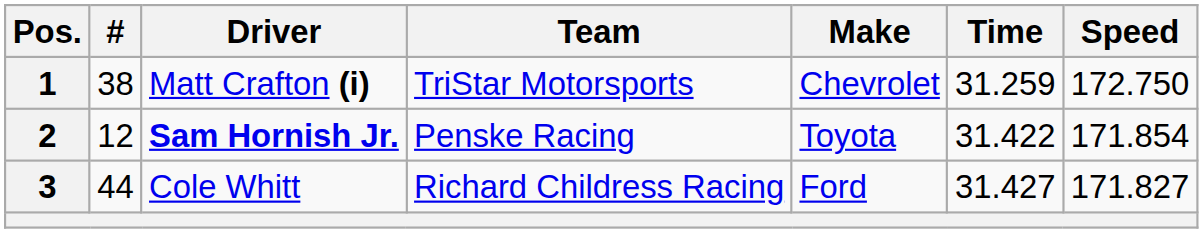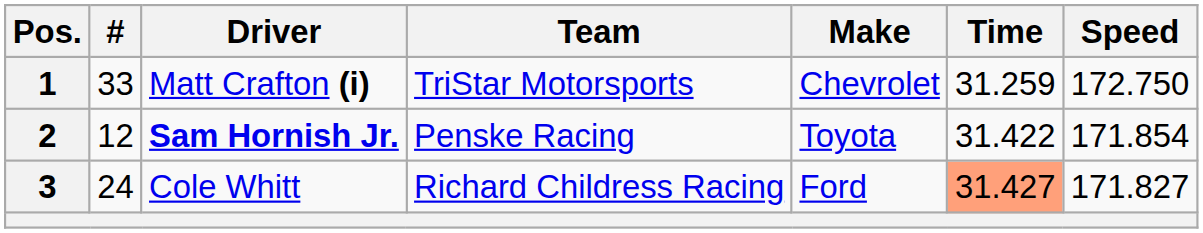(116, 83) 38 -> (116, 83) 33
(116, 187) 44 -> (116, 187) 24
(1005, 187) no background -> (1005, 187) lightsalmon background
